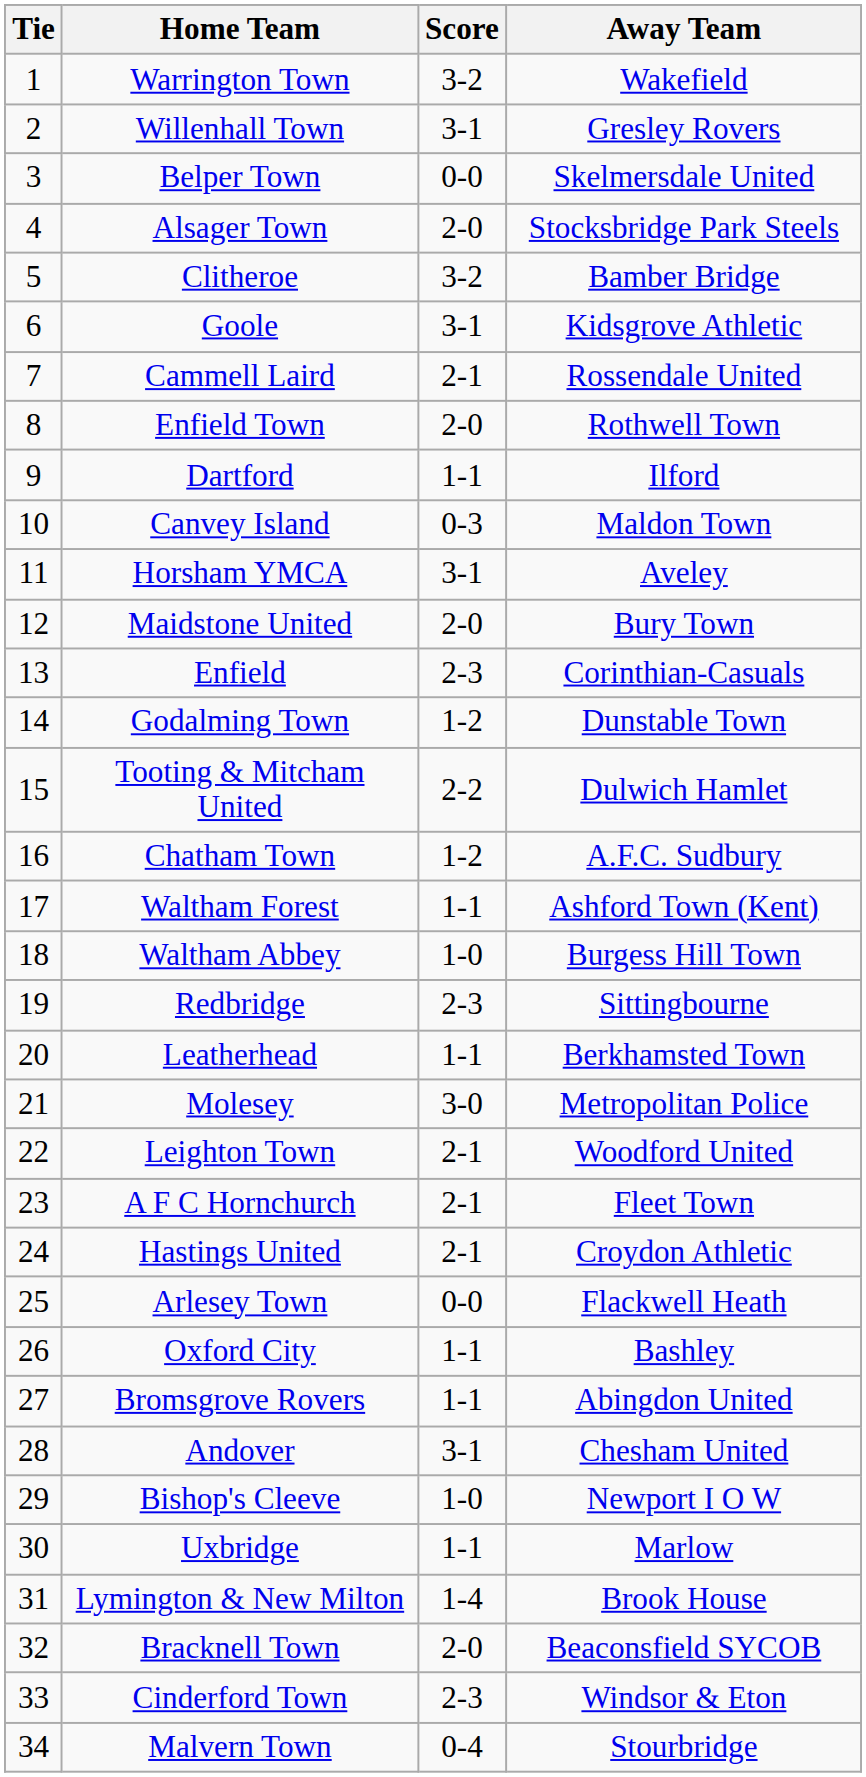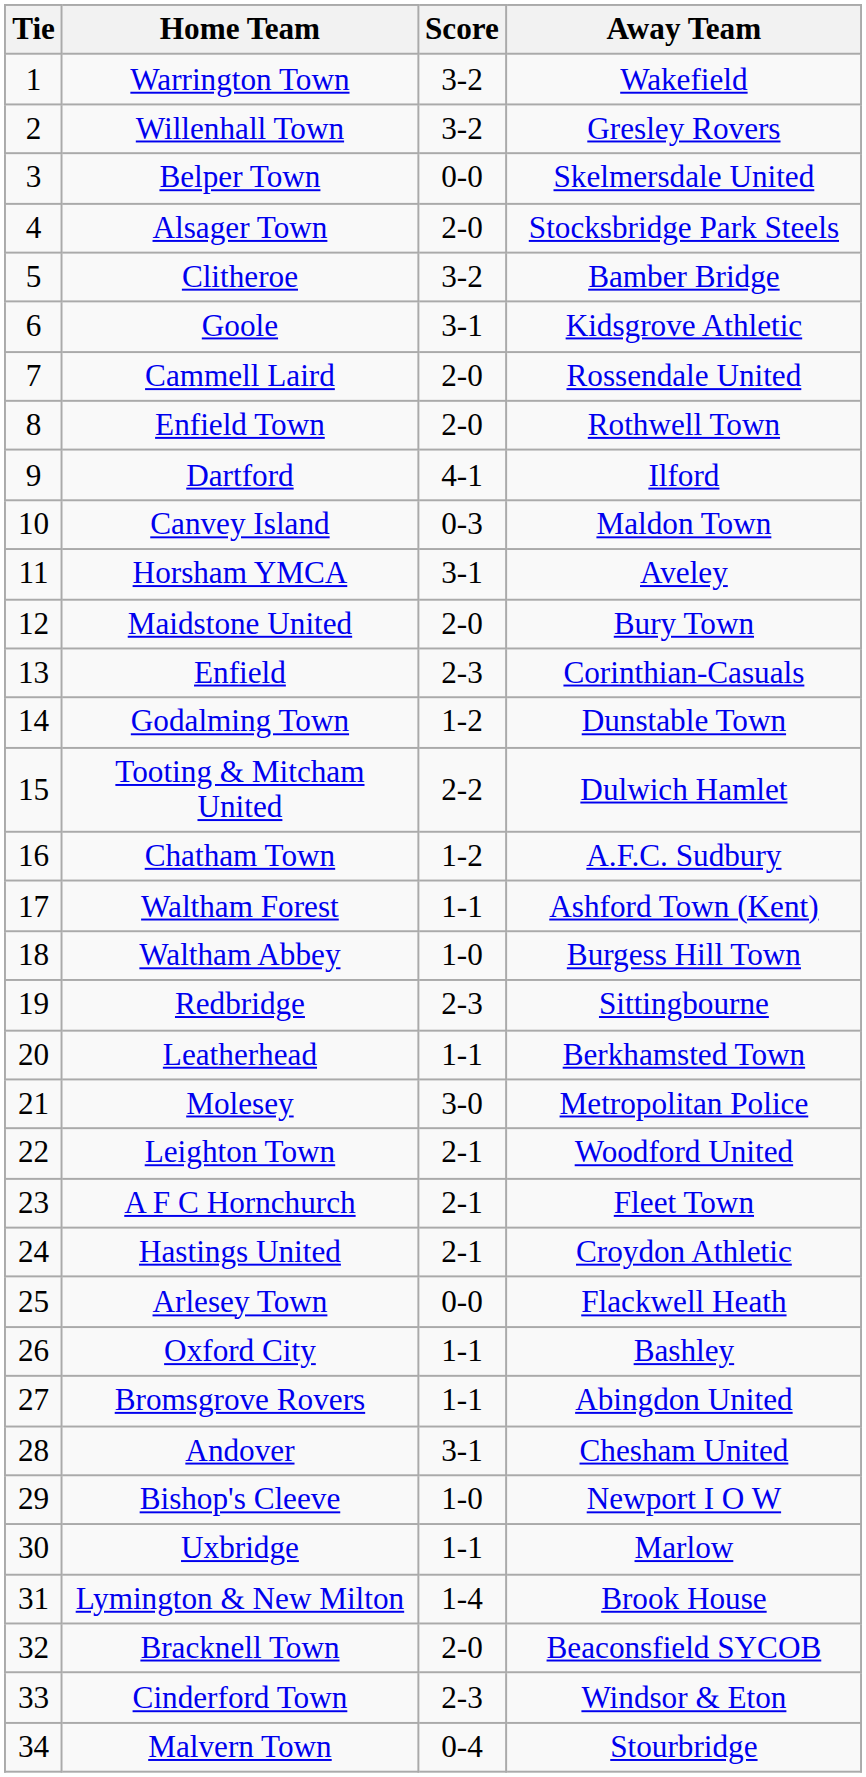(462, 128) 3-1 -> (462, 128) 3-2
(462, 375) 2-1 -> (462, 375) 2-0
(462, 474) 1-1 -> (462, 474) 4-1
